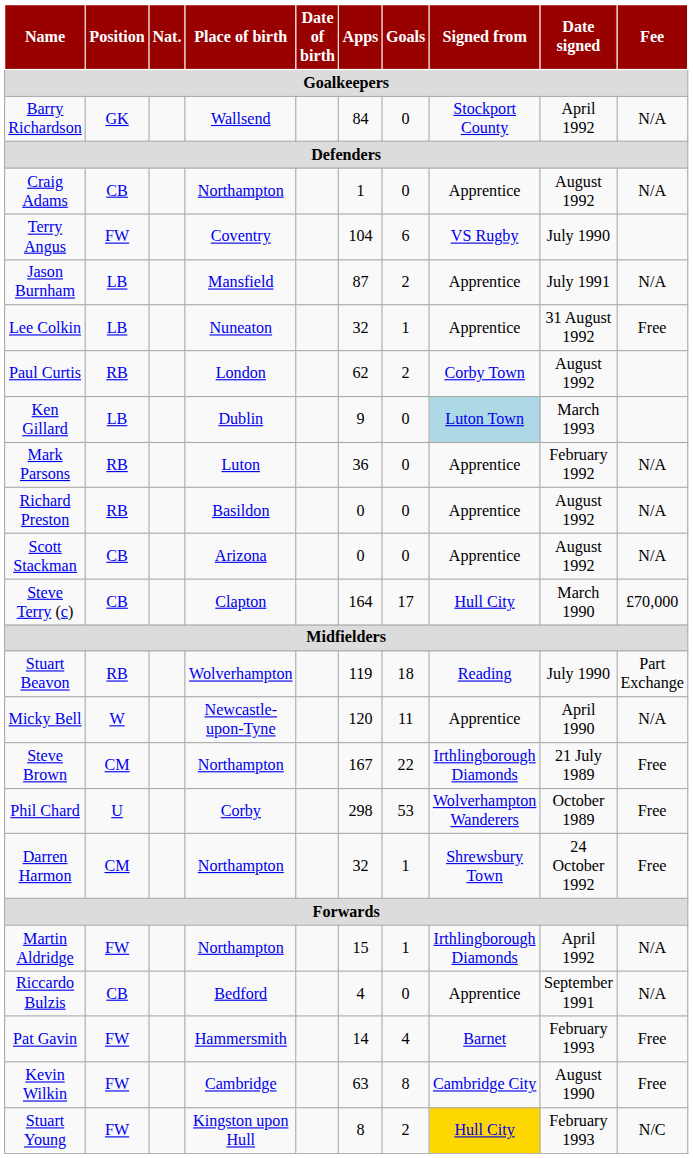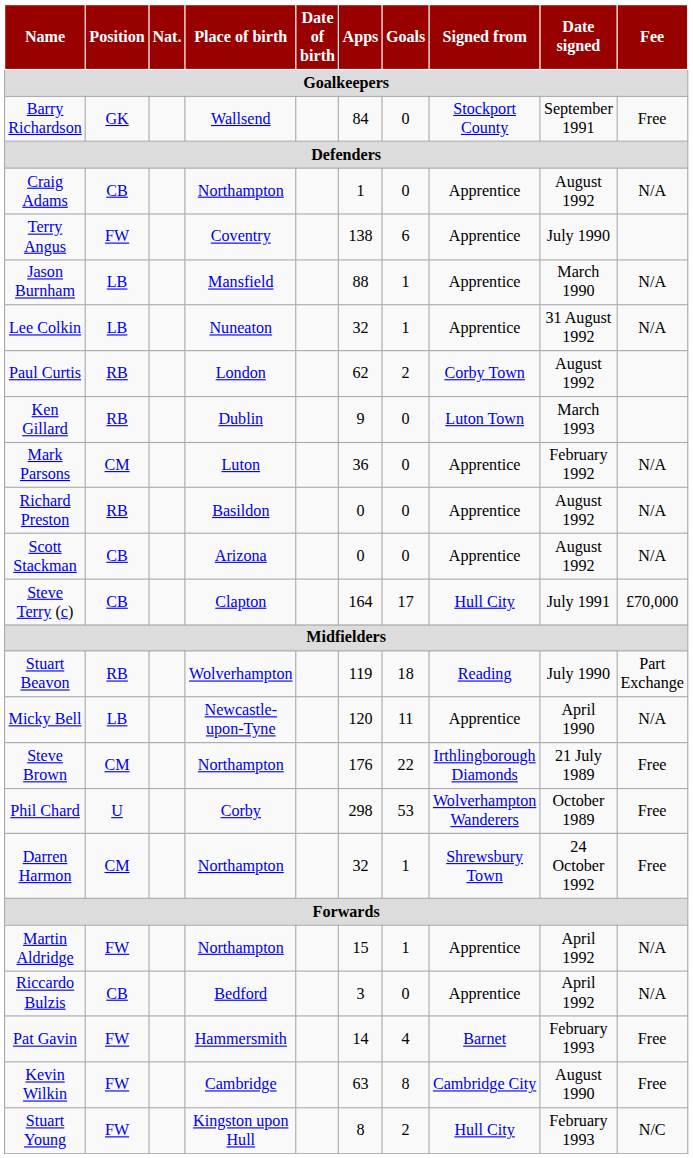(578, 118) April 1992 -> (578, 118) September 1991
(652, 118) N/A -> (652, 118) Free
(360, 236) 104 -> (360, 236) 138
(485, 236) VS Rugby -> (485, 236) Apprentice
(360, 282) 87 -> (360, 282) 88
(406, 282) 2 -> (406, 282) 1
(578, 282) July 1991 -> (578, 282) March 1990
(652, 328) Free -> (652, 328) N/A
(117, 419) LB -> (117, 419) RB
(485, 419) lightblue background -> (485, 419) no background
(117, 465) RB -> (117, 465) CM
(578, 601) March 1990 -> (578, 601) July 1991
(117, 719) W -> (117, 719) LB
(360, 765) 167 -> (360, 765) 176
(485, 948) Irthlingborough Diamonds -> (485, 948) Apprentice
(360, 993) 4 -> (360, 993) 3
(578, 993) September 1991 -> (578, 993) April 1992
(485, 1130) gold background -> (485, 1130) no background
